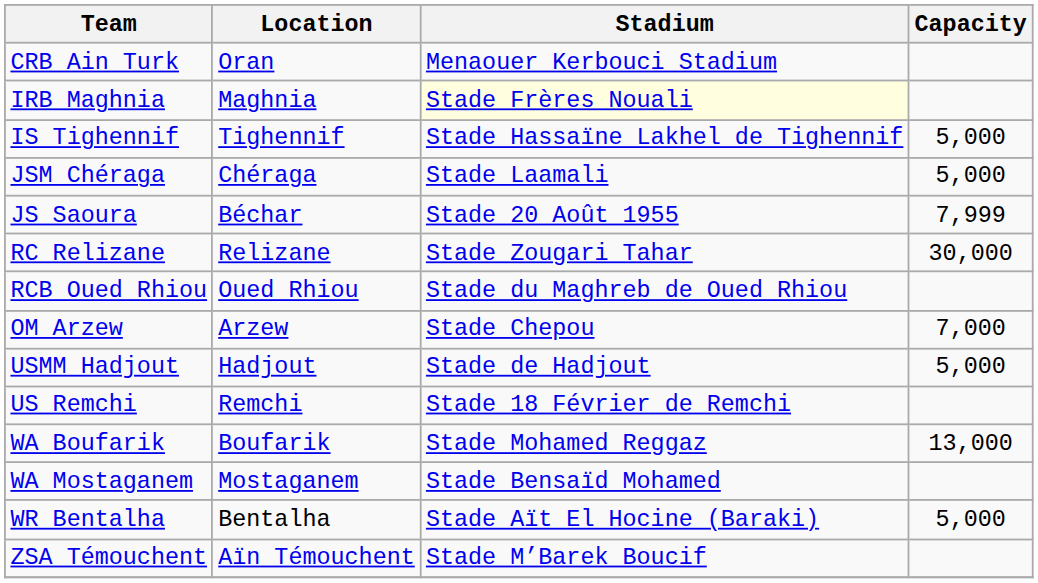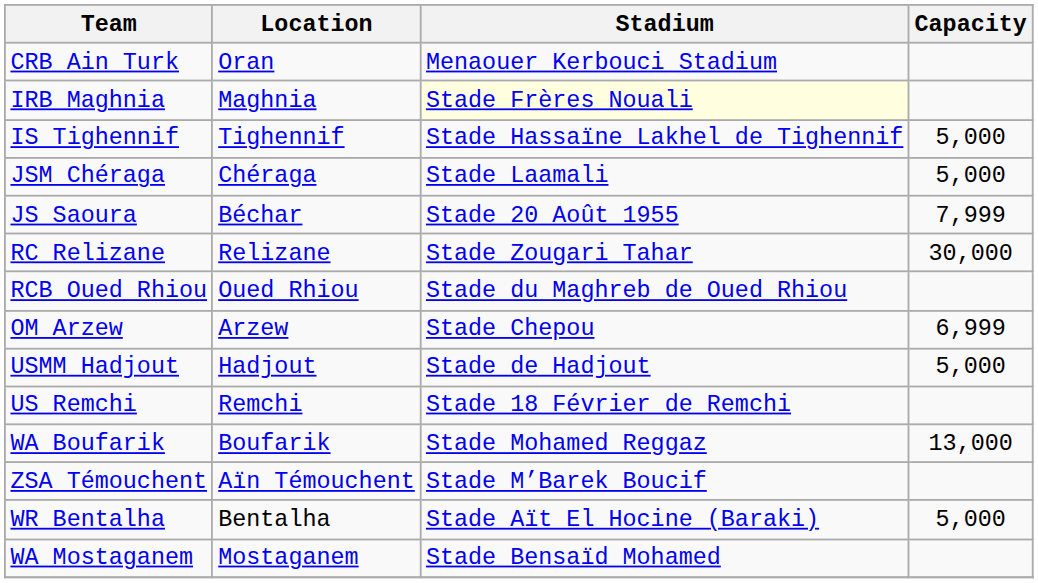(971, 329) 7,000 -> (971, 329) 6,999
rows swapped: (102, 482) <-> (109, 558)
